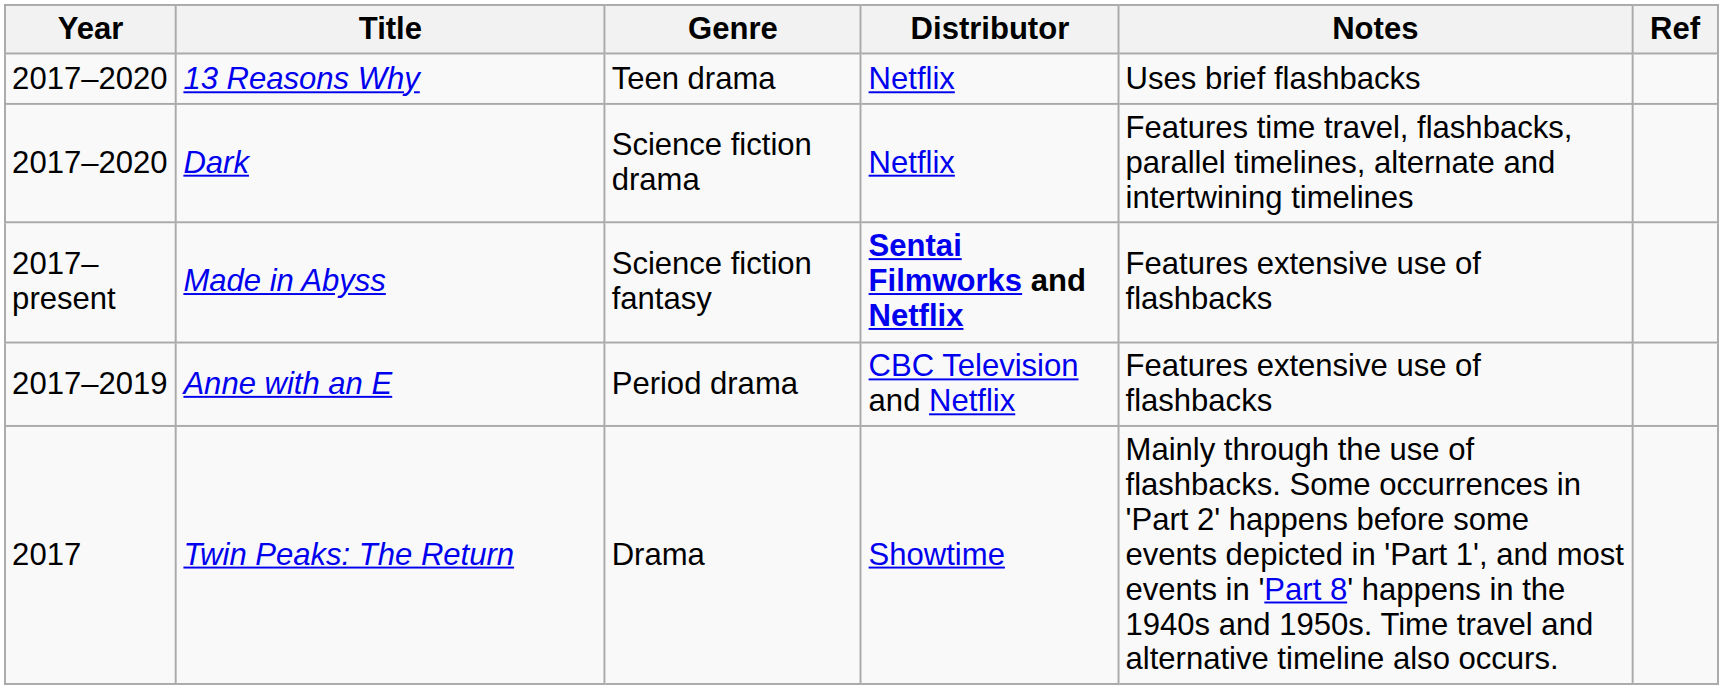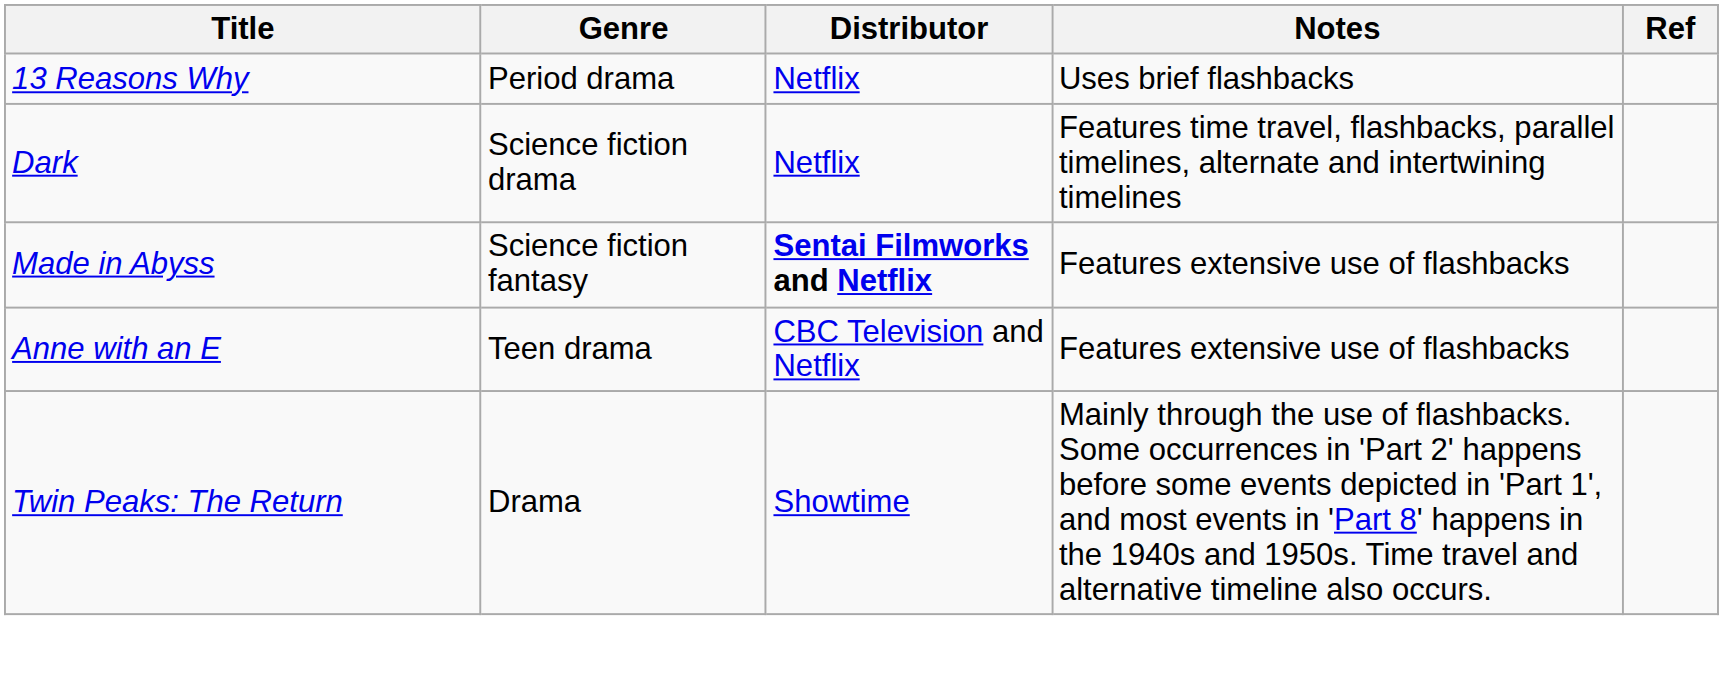- column: (91, 29)
(694, 78) Teen drama -> (581, 78) Period drama
(705, 383) Period drama -> (570, 348) Teen drama
